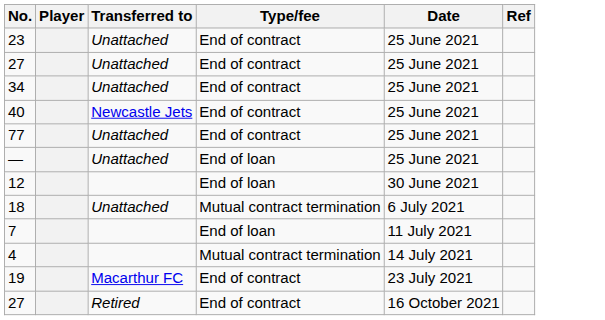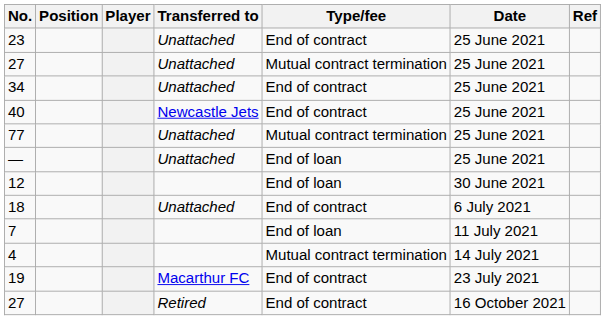+ column: (69, 16)
(250, 64) End of contract -> (356, 64) Mutual contract termination
(250, 135) End of contract -> (356, 135) Mutual contract termination
(290, 207) Mutual contract termination -> (316, 207) End of contract
